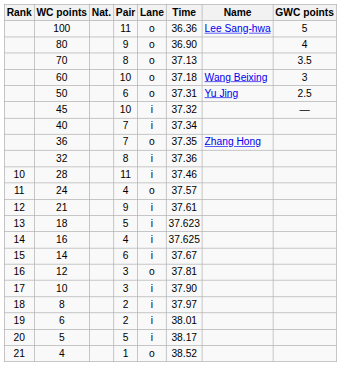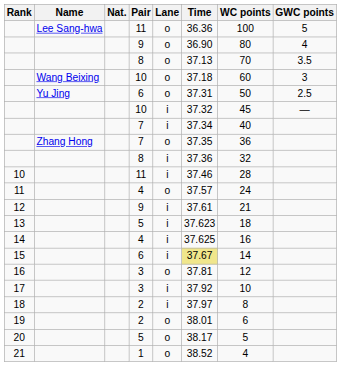columns swapped: (238, 12) <-> (62, 12)
(184, 256) no background -> (200, 256) khaki background
(184, 288) 37.90 -> (200, 288) 37.92
(152, 321) i -> (167, 321) o
(152, 337) i -> (167, 337) o
